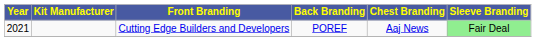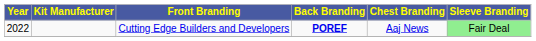(18, 28) 2021 -> (18, 28) 2022
(330, 28) normal -> (330, 28) bold
